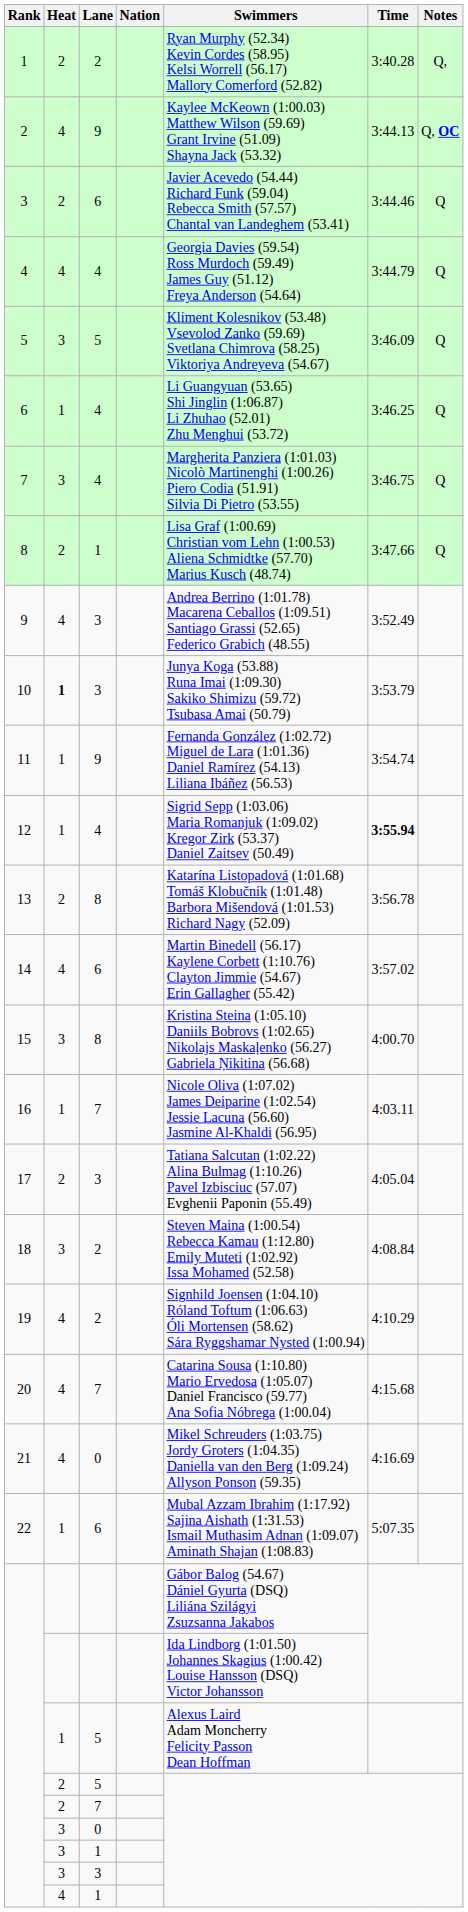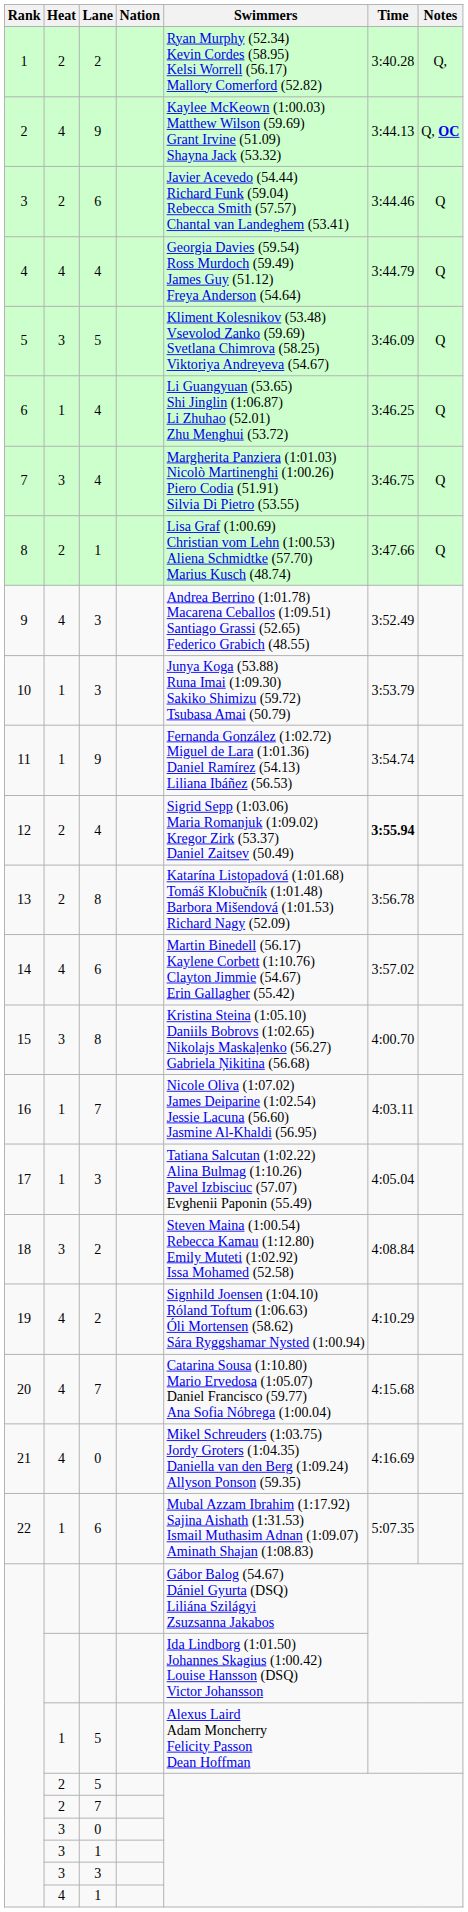(62, 690) bold -> (62, 690) normal
(62, 830) 1 -> (62, 830) 2
(62, 1179) 2 -> (62, 1179) 1
